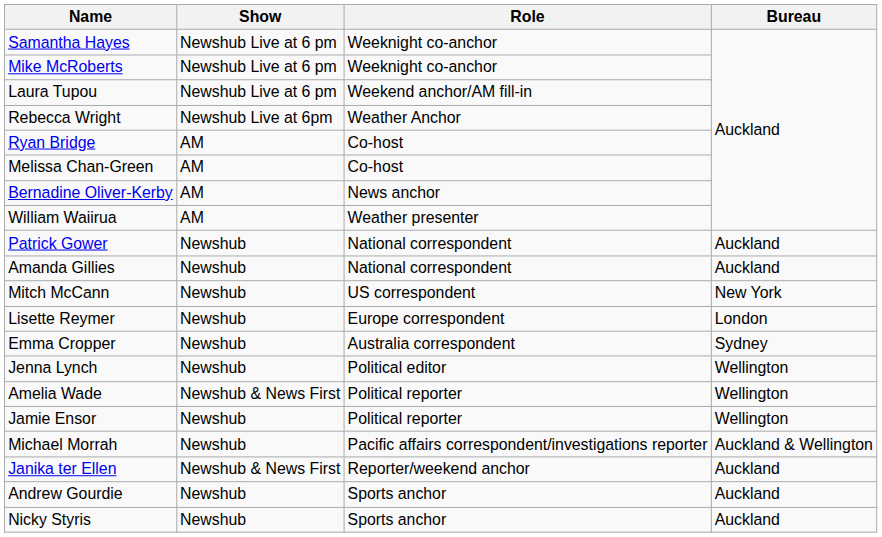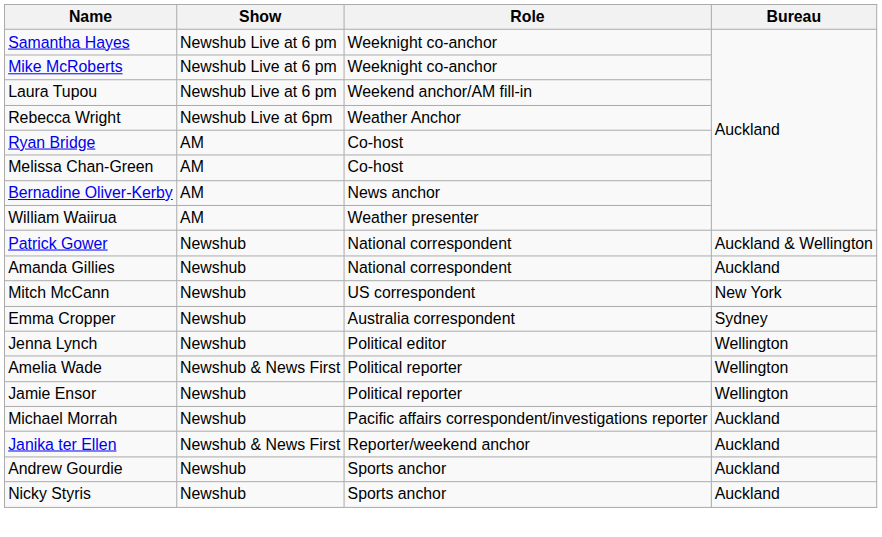(747, 243) Auckland -> (794, 243) Auckland & Wellington
- row: (61, 318)
(794, 444) Auckland & Wellington -> (747, 419) Auckland
